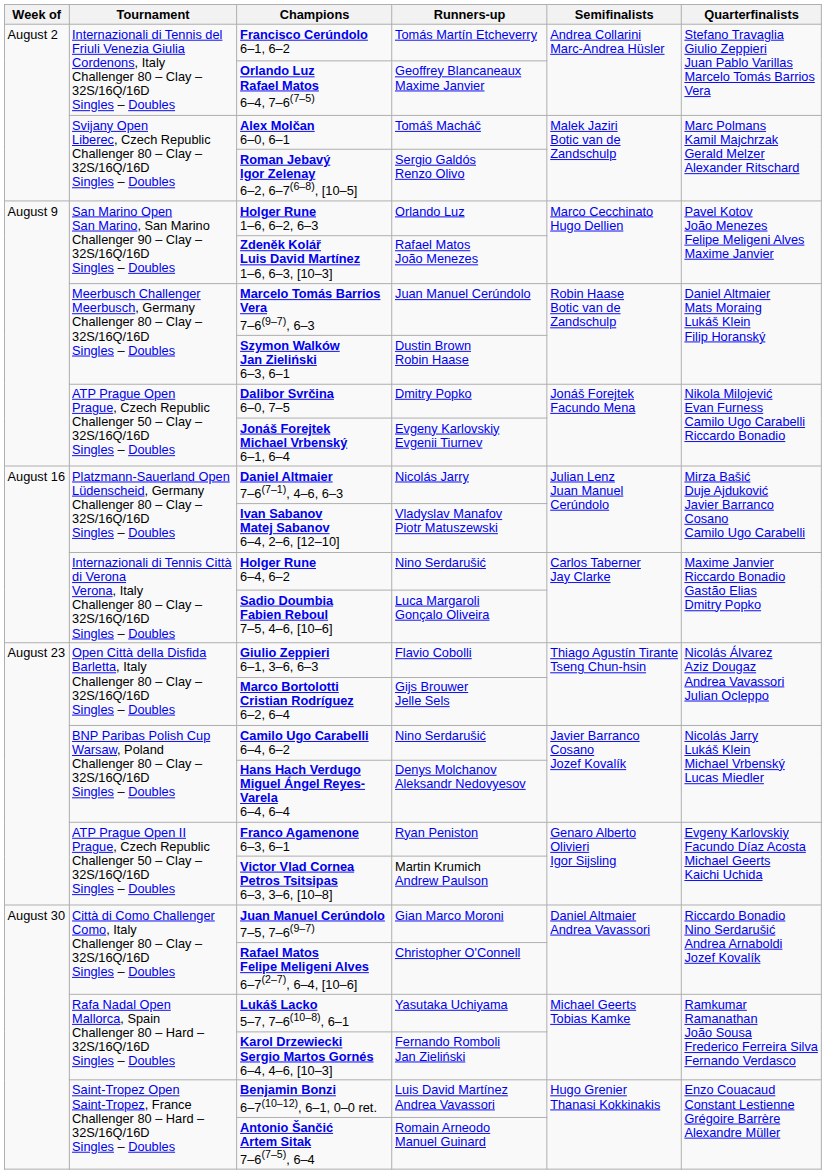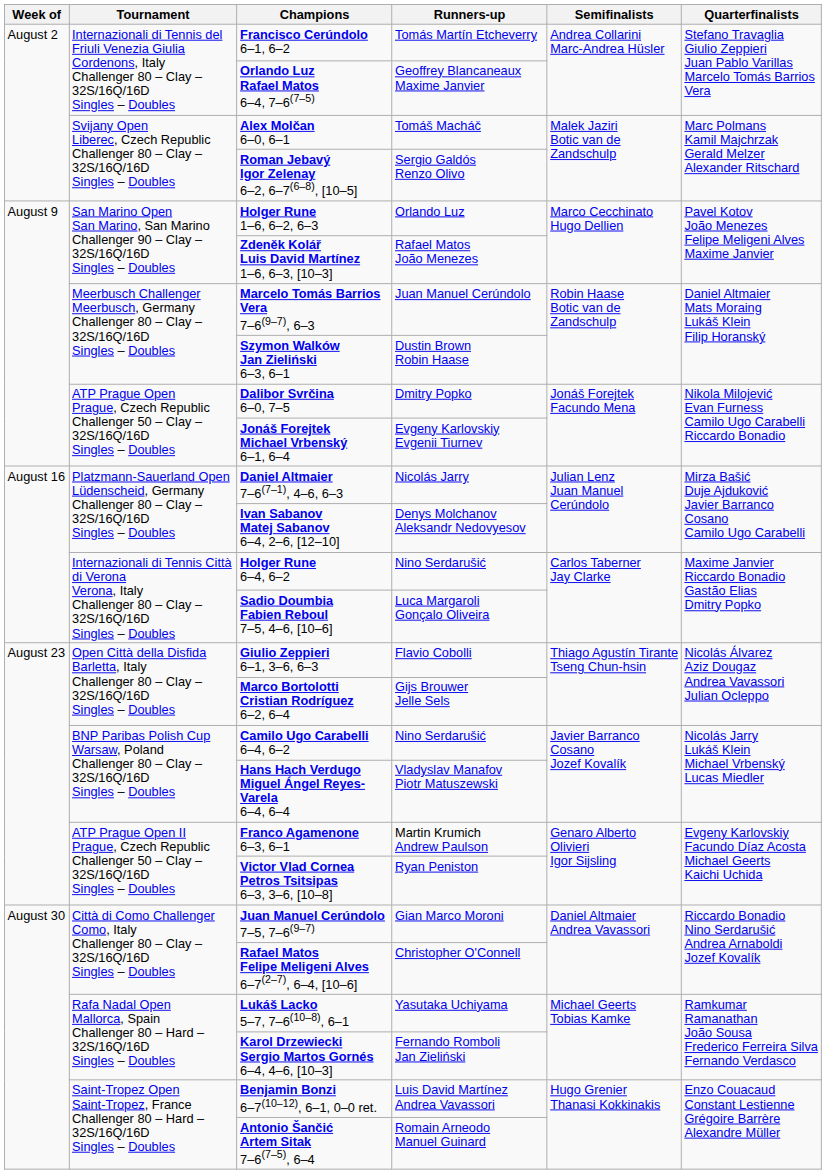(449, 521) Vladyslav Manafov Piotr Matuszewski -> (460, 521) Denys Molchanov Aleksandr Nedovyesov
(460, 777) Denys Molchanov Aleksandr Nedovyesov -> (449, 777) Vladyslav Manafov Piotr Matuszewski
(437, 832) Ryan Peniston -> (442, 839) Martin Krumich Andrew Paulson
(442, 873) Martin Krumich Andrew Paulson -> (437, 866) Ryan Peniston
